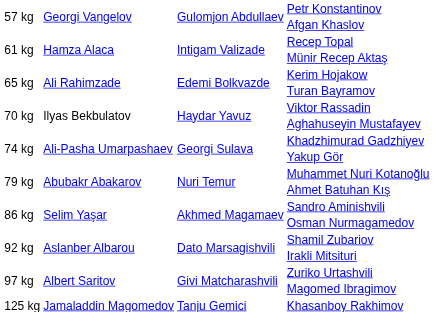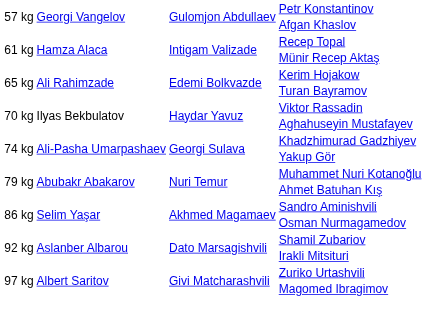- row: (345, 306)
